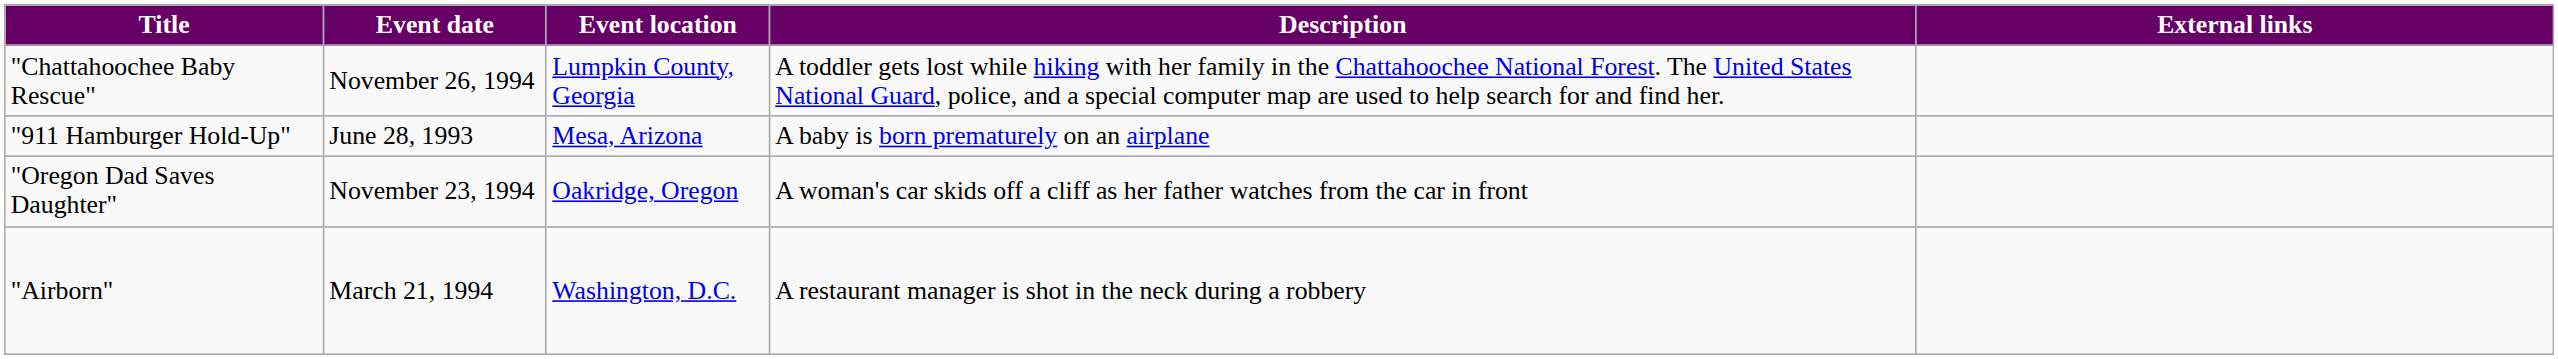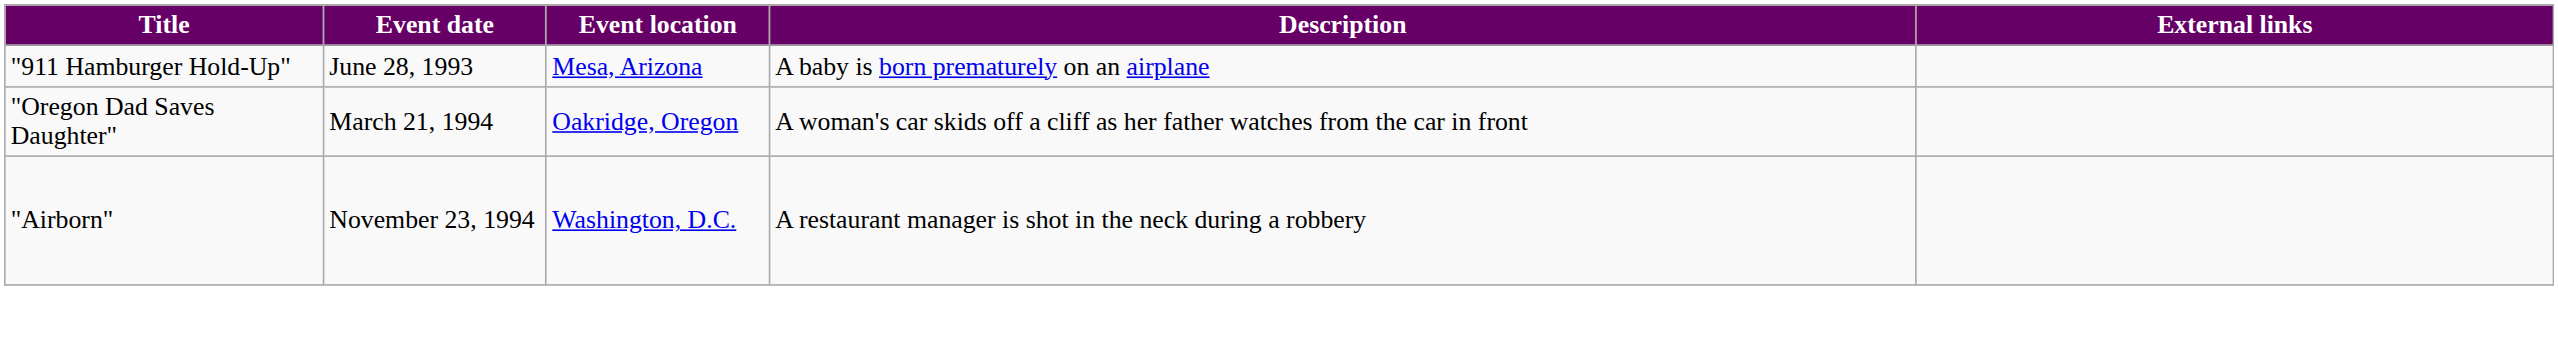- row: (123, 80)
(432, 190) November 23, 1994 -> (411, 121) March 21, 1994
(411, 289) March 21, 1994 -> (432, 219) November 23, 1994
